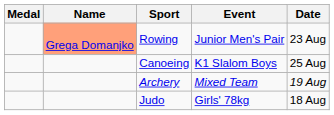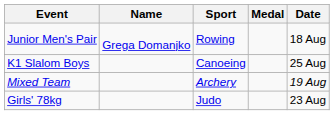columns swapped: (24, 14) <-> (239, 14)
(90, 45) lightsalmon background -> (146, 45) no background
(308, 39) 23 Aug -> (308, 39) 18 Aug
(308, 101) 18 Aug -> (308, 101) 23 Aug
